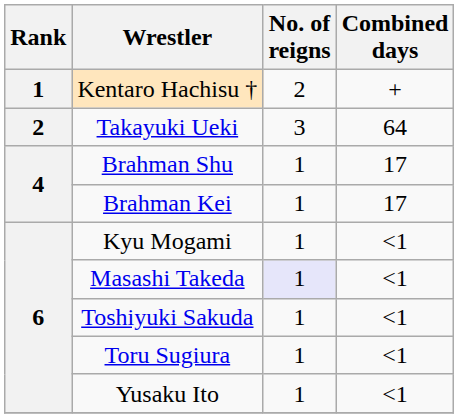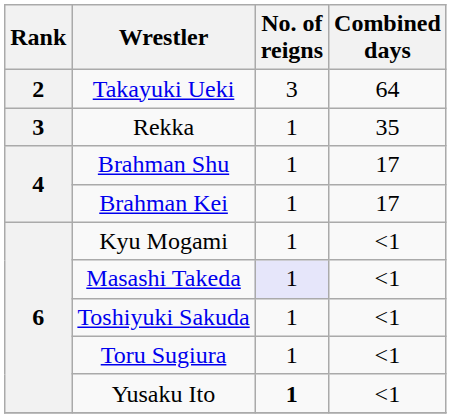- row: (167, 88)
+ row: (164, 126)
(300, 393) normal -> (292, 393) bold
